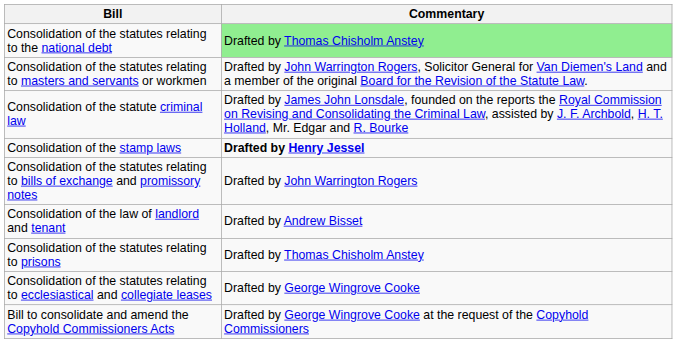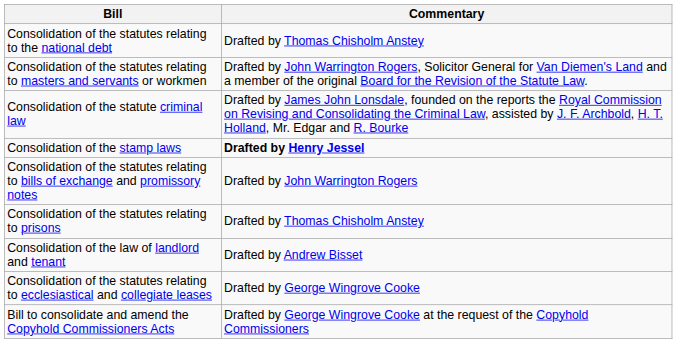(324, 40) lightgreen background -> (324, 40) no background
rows swapped: (107, 254) <-> (103, 221)
